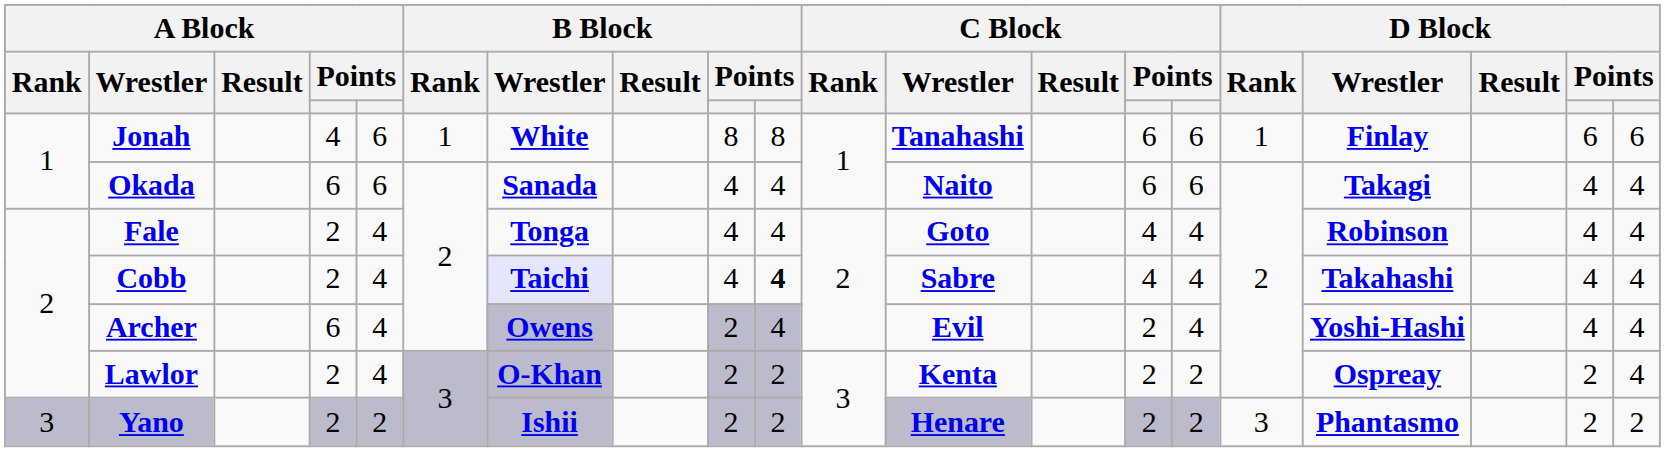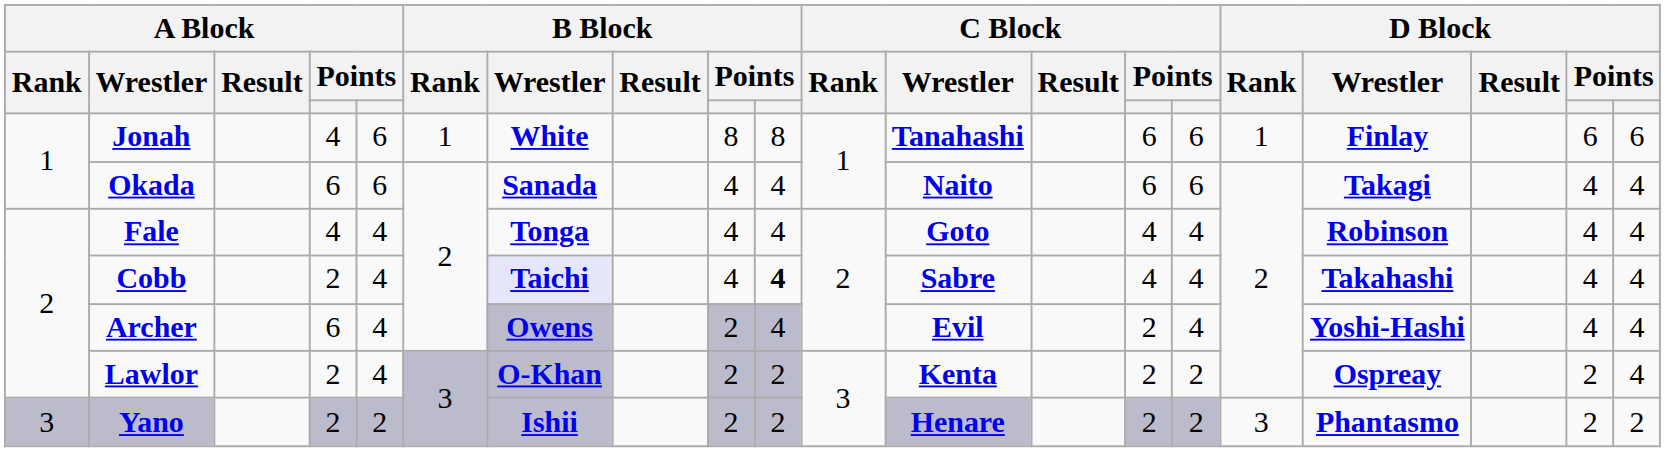(333, 231) 2 -> (333, 231) 4
